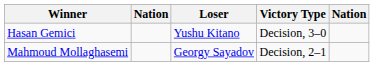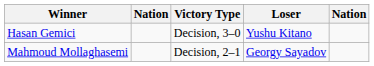columns swapped: (293, 14) <-> (214, 14)
